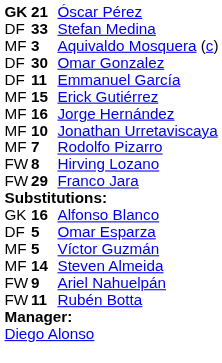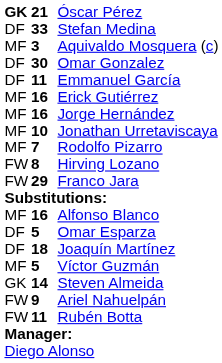(39, 96) 15 -> (39, 96) 16
(15, 215) GK -> (15, 215) MF
+ row: (116, 249)
(15, 266) MF -> (15, 283) GK
